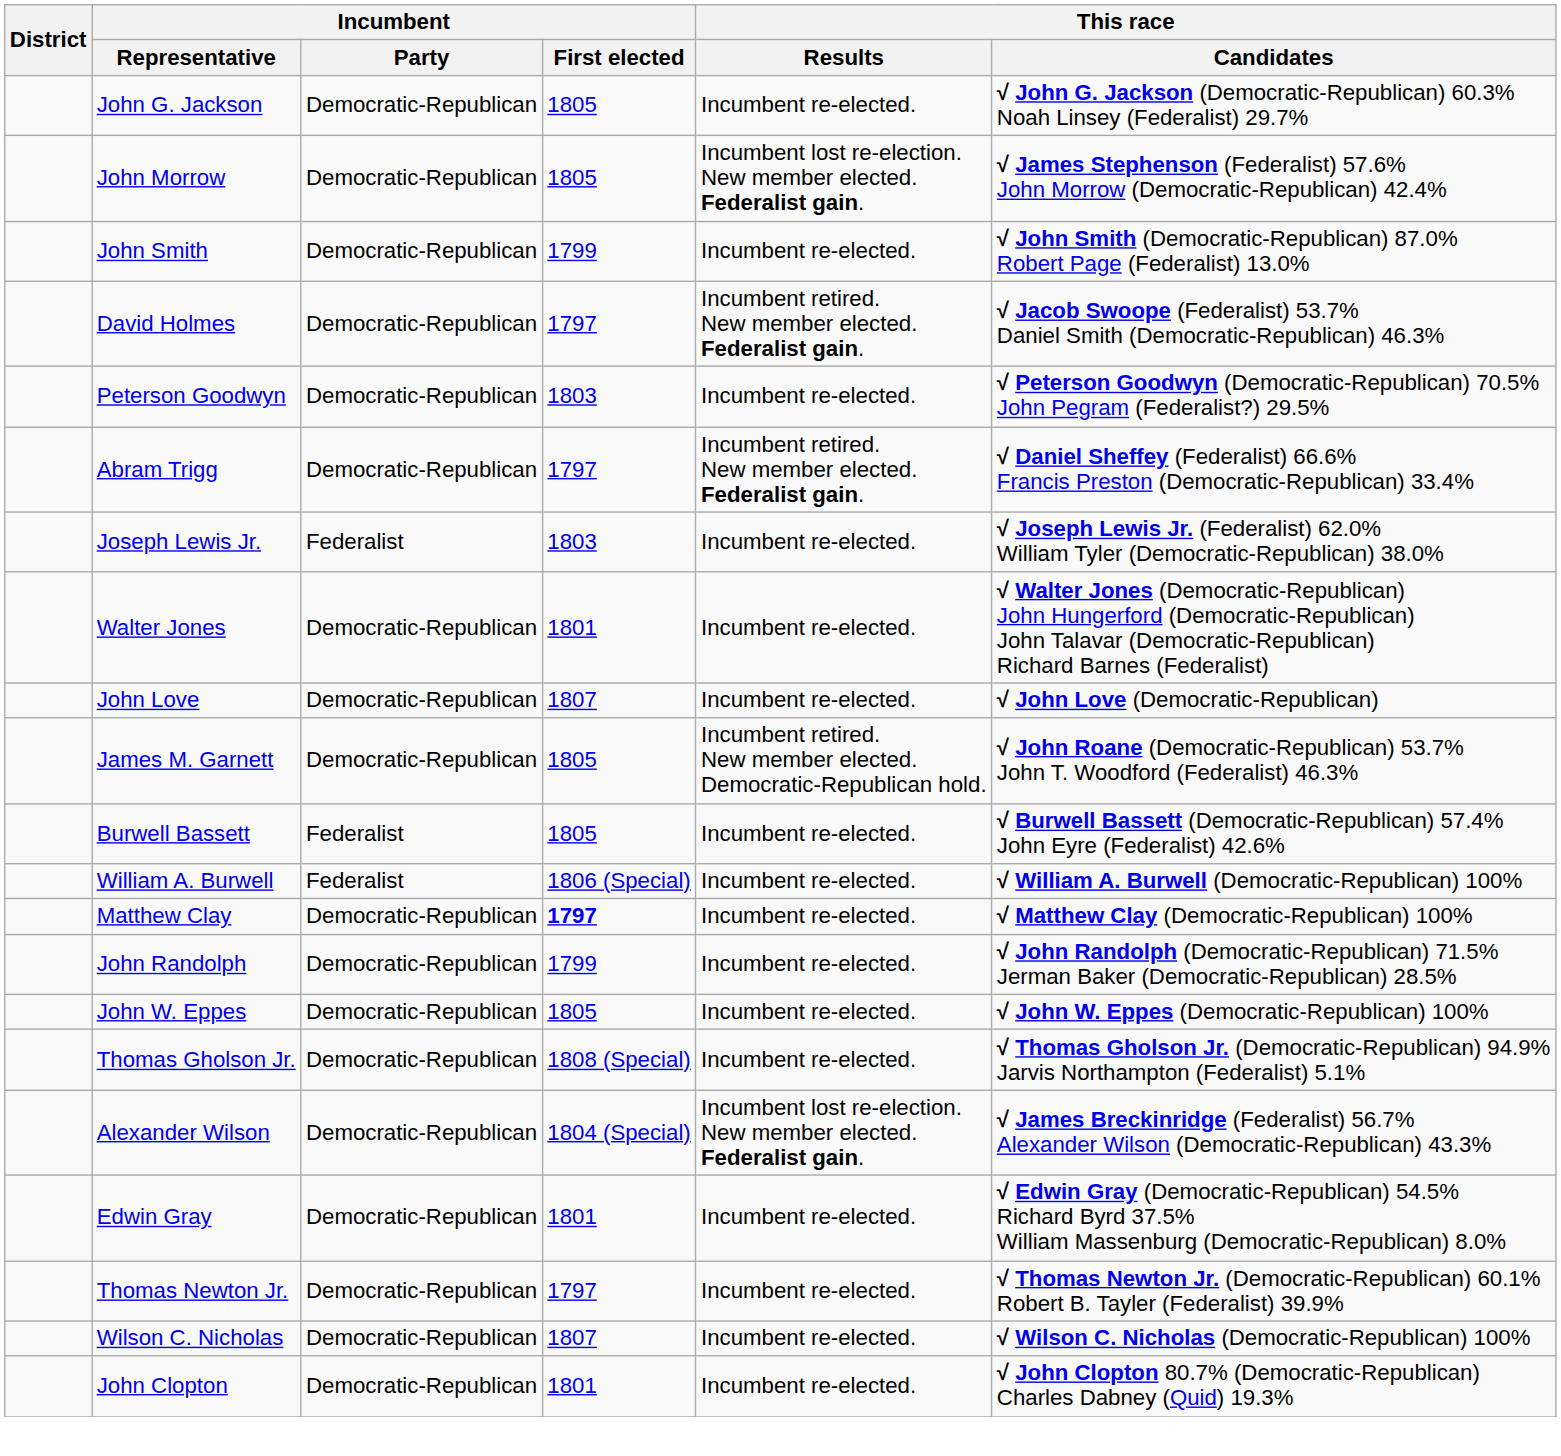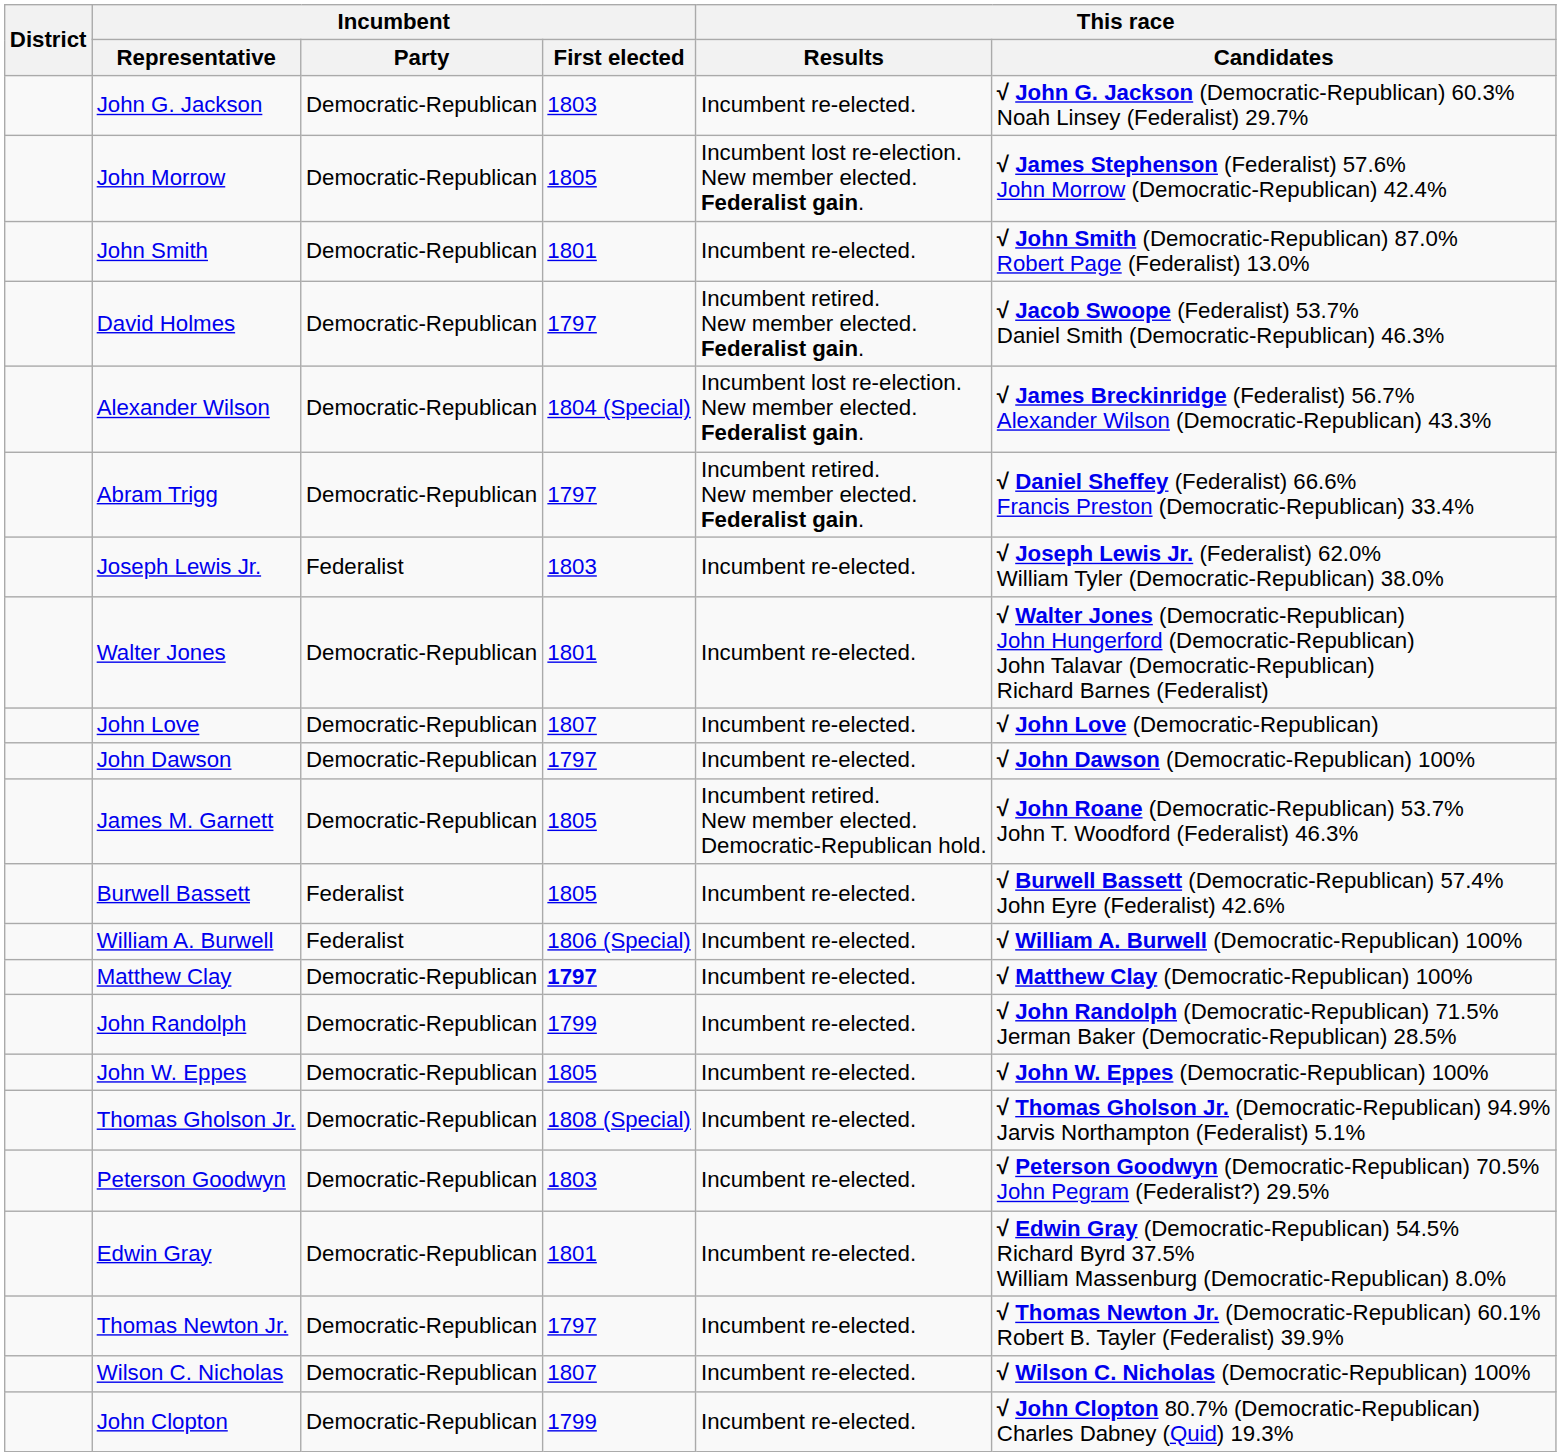(572, 105) 1805 -> (572, 105) 1803
(572, 250) 1799 -> (572, 250) 1801
rows swapped: (183, 1132) <-> (191, 396)
+ row: (164, 760)
(572, 1386) 1801 -> (572, 1421) 1799
